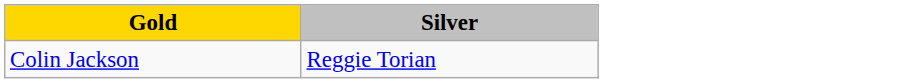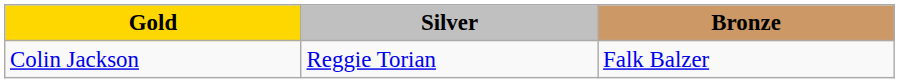+ column: (746, 22)
